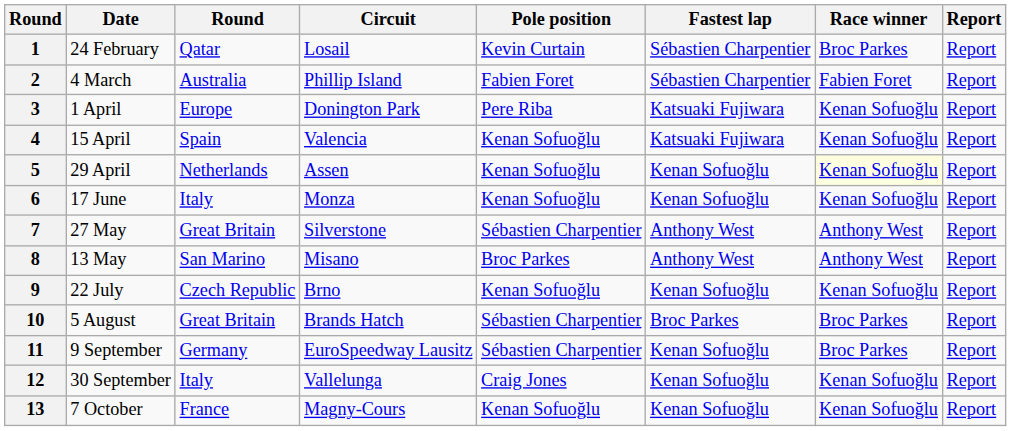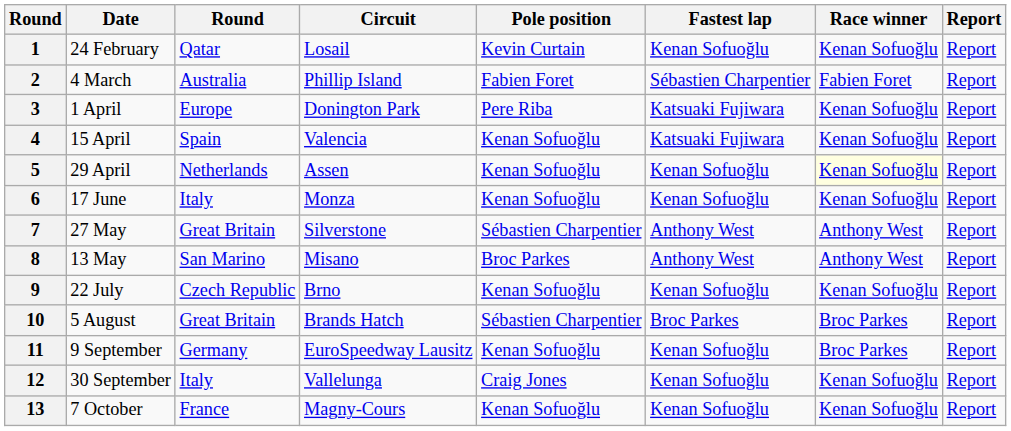(730, 49) Sébastien Charpentier -> (710, 49) Kenan Sofuoğlu
(863, 49) Broc Parkes -> (879, 49) Kenan Sofuoğlu
(561, 349) Sébastien Charpentier -> (541, 349) Kenan Sofuoğlu
